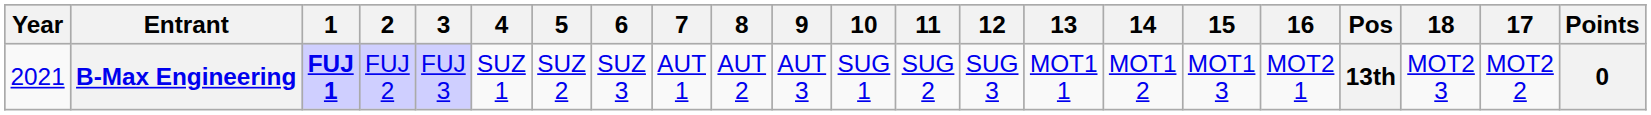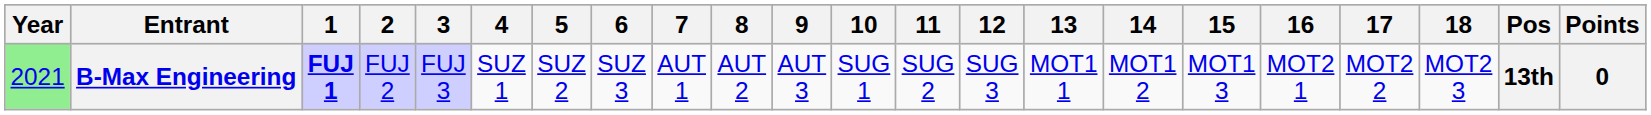columns swapped: (1520, 24) <-> (1371, 24)
(38, 76) no background -> (38, 76) lightgreen background
